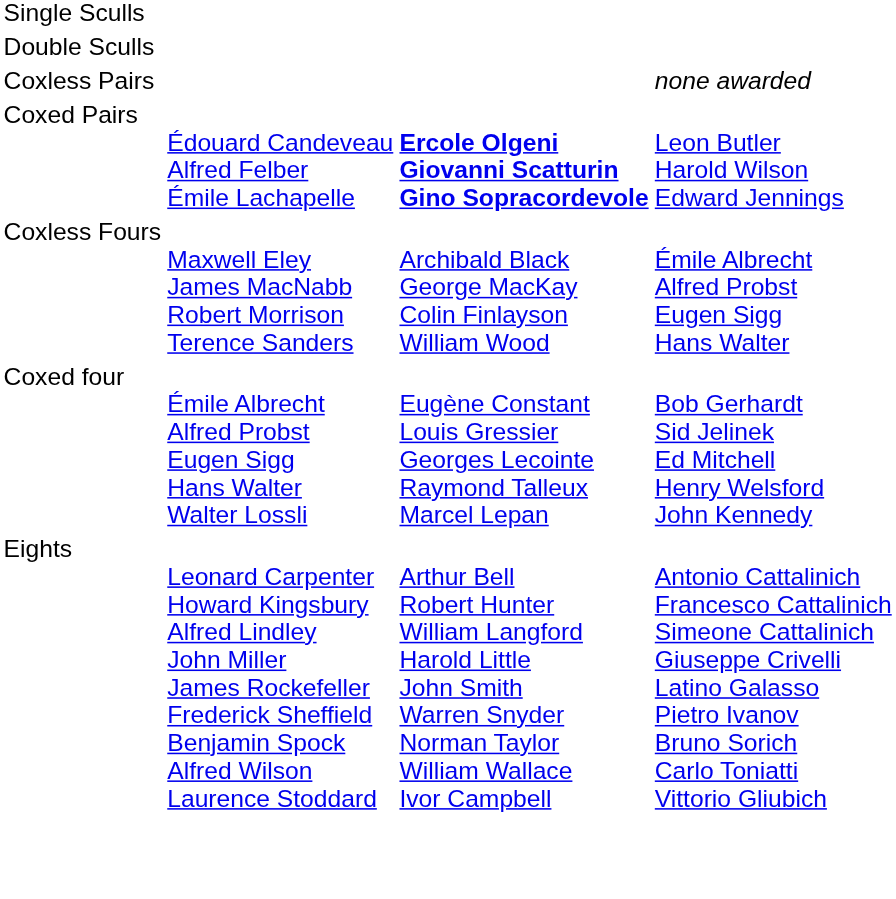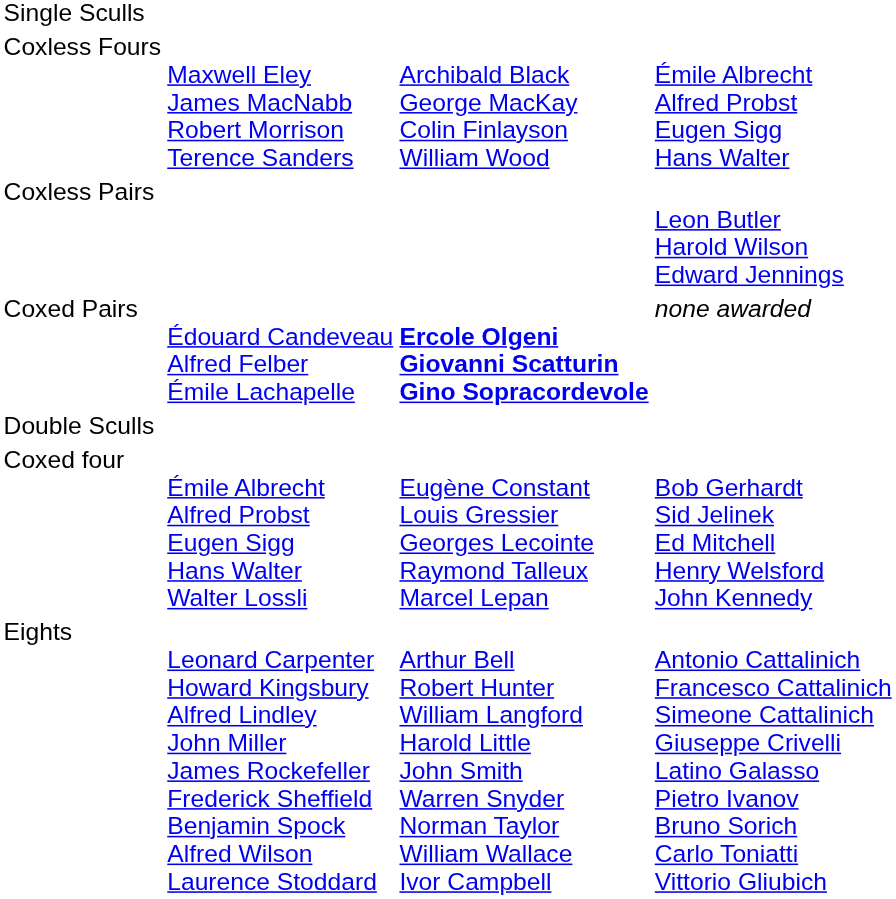rows swapped: (79, 47) <-> (82, 231)
(733, 80) none awarded -> (749, 247) Leon Butler Harold Wilson Edward Jennings
(749, 170) Leon Butler Harold Wilson Edward Jennings -> (733, 308) none awarded
